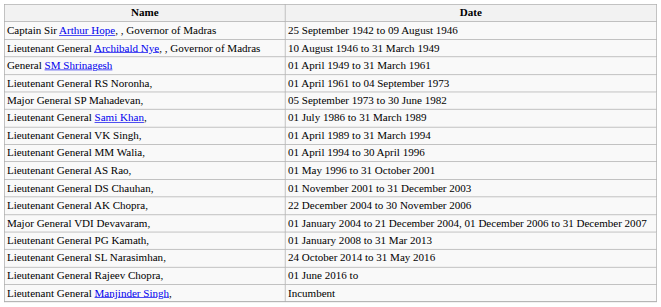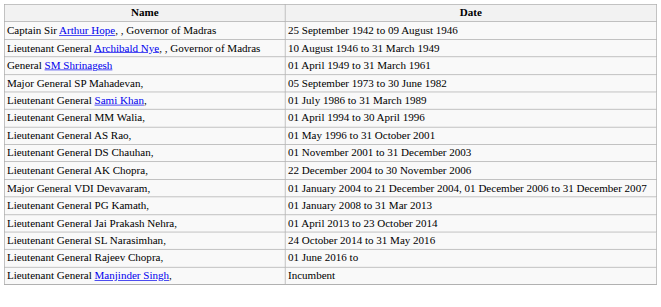- row: (80, 83)
- row: (74, 135)
+ row: (92, 223)
